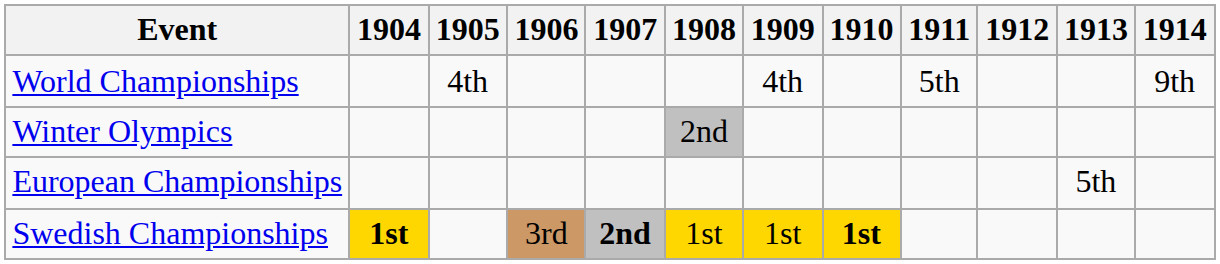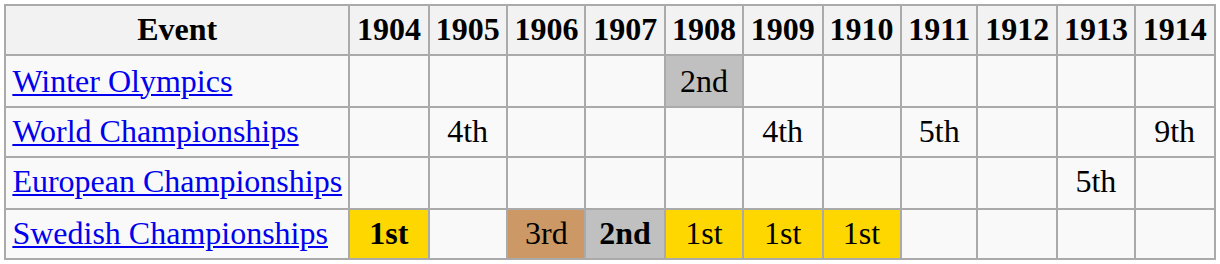rows swapped: (122, 131) <-> (156, 80)
(861, 232) bold -> (861, 232) normal
